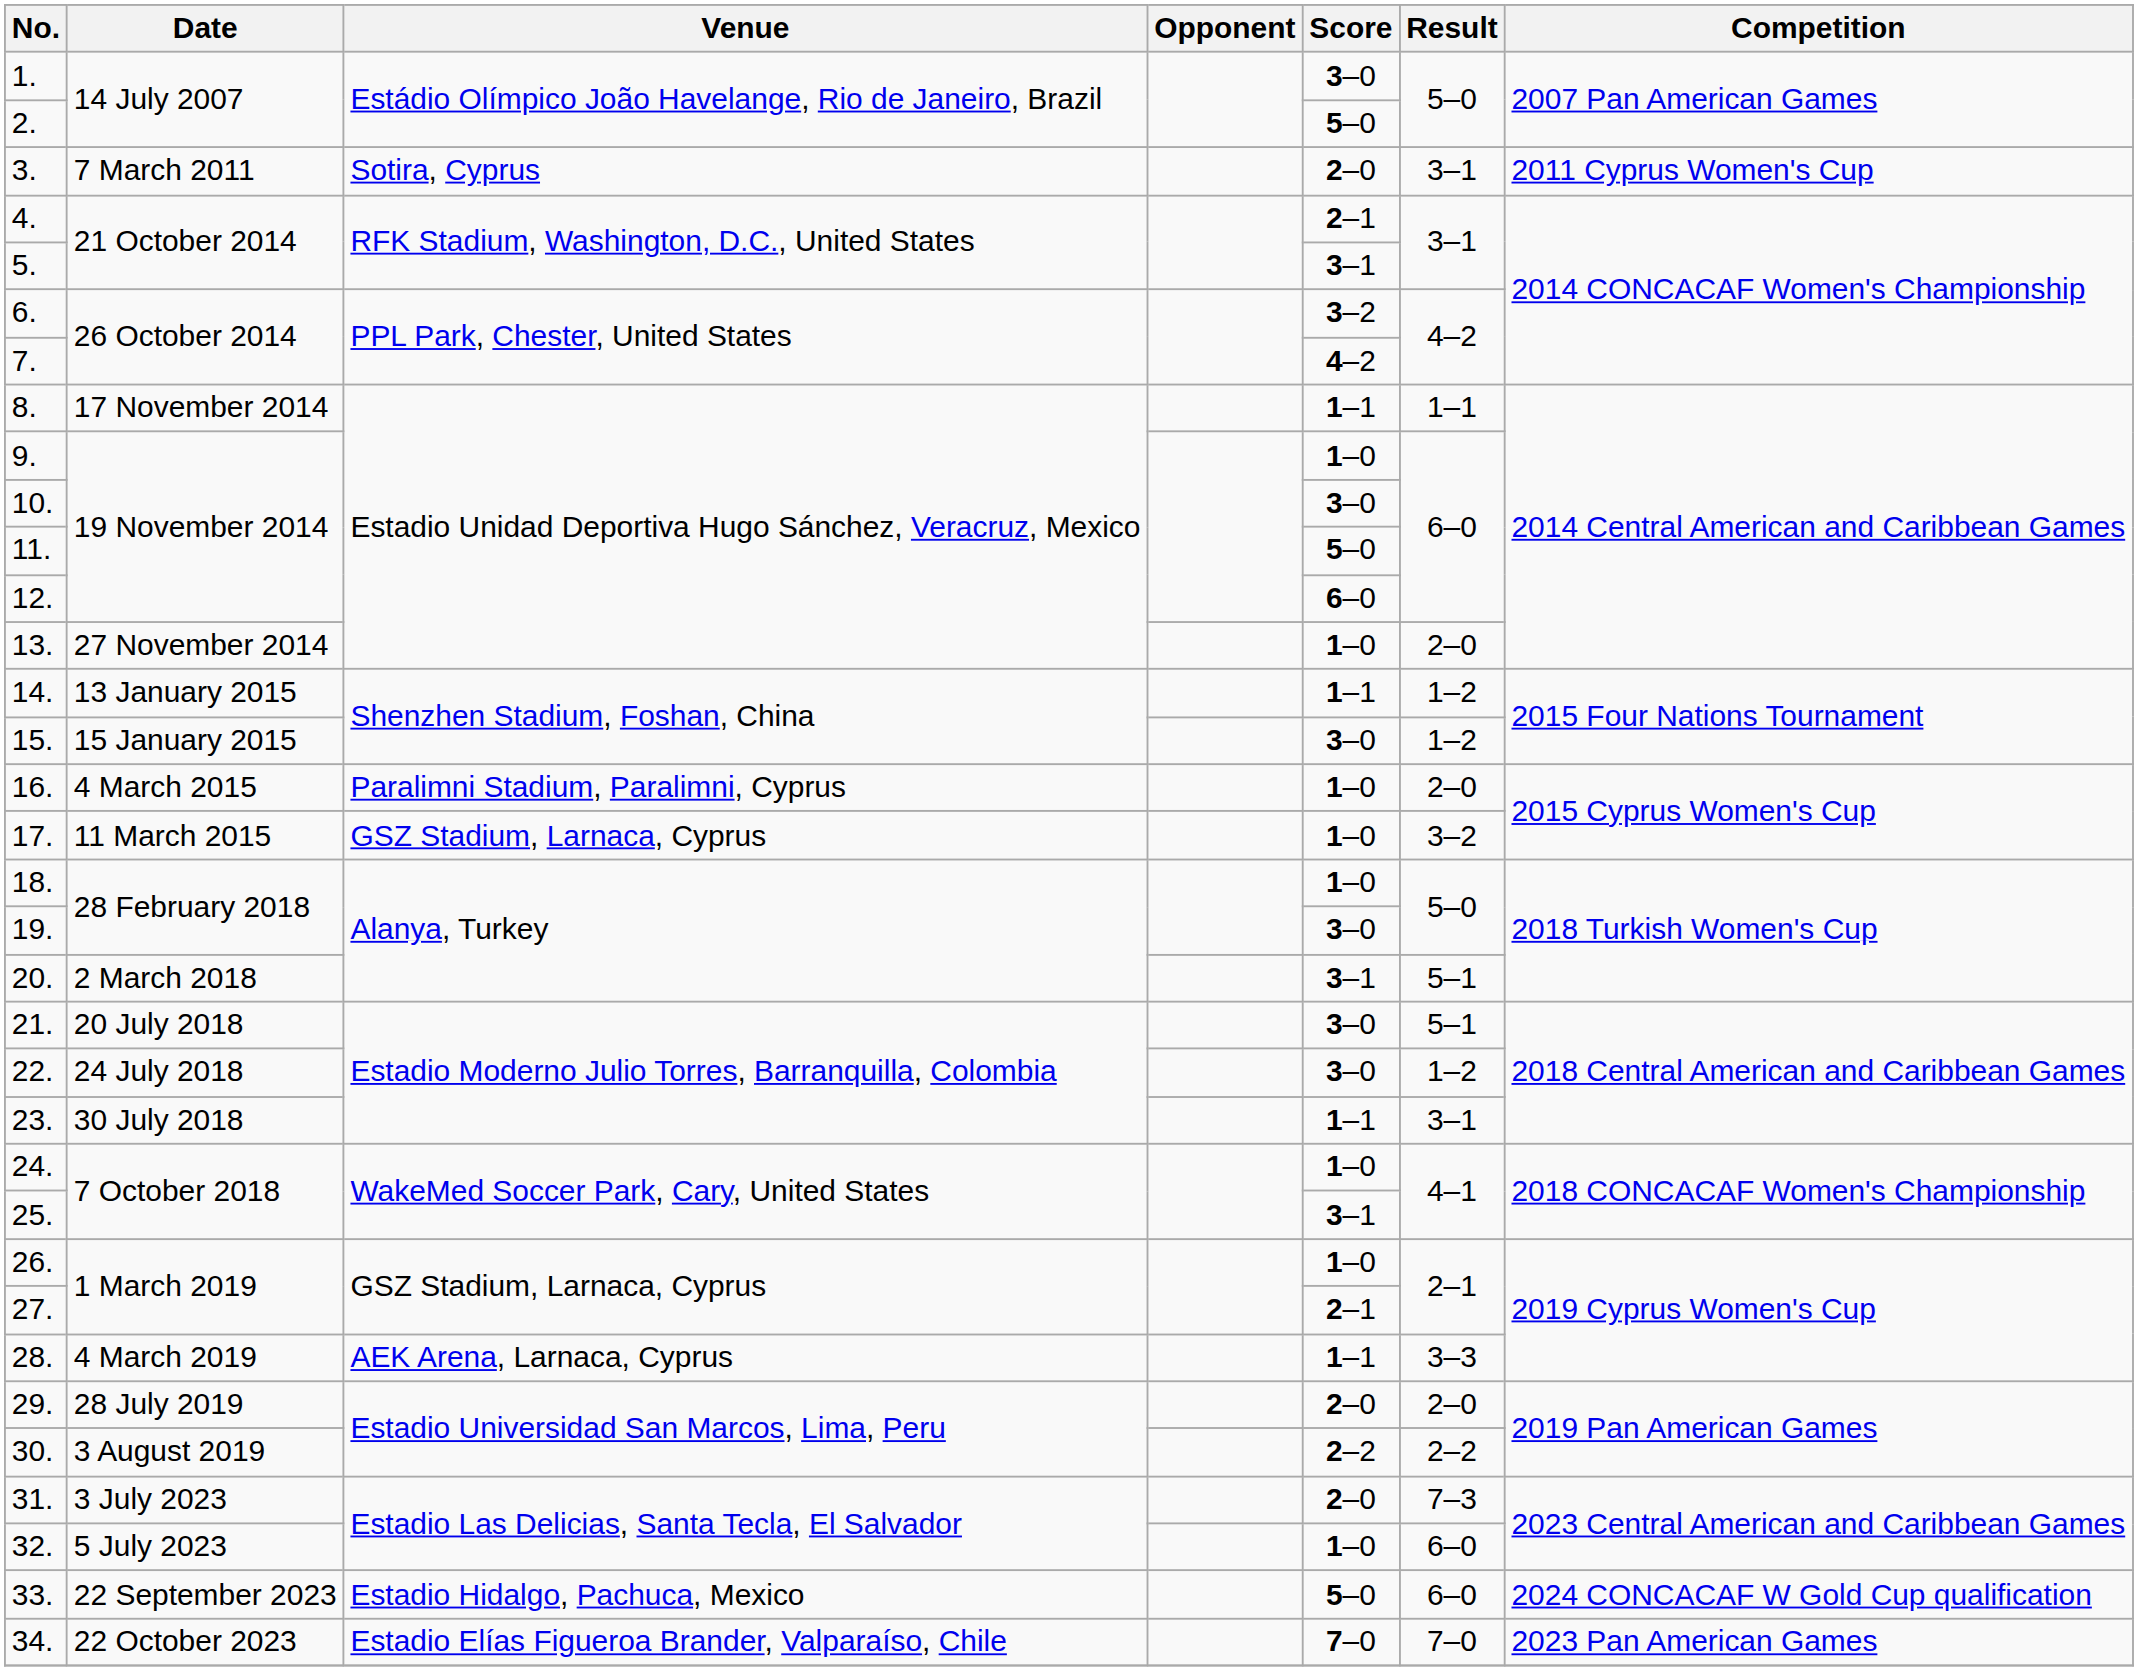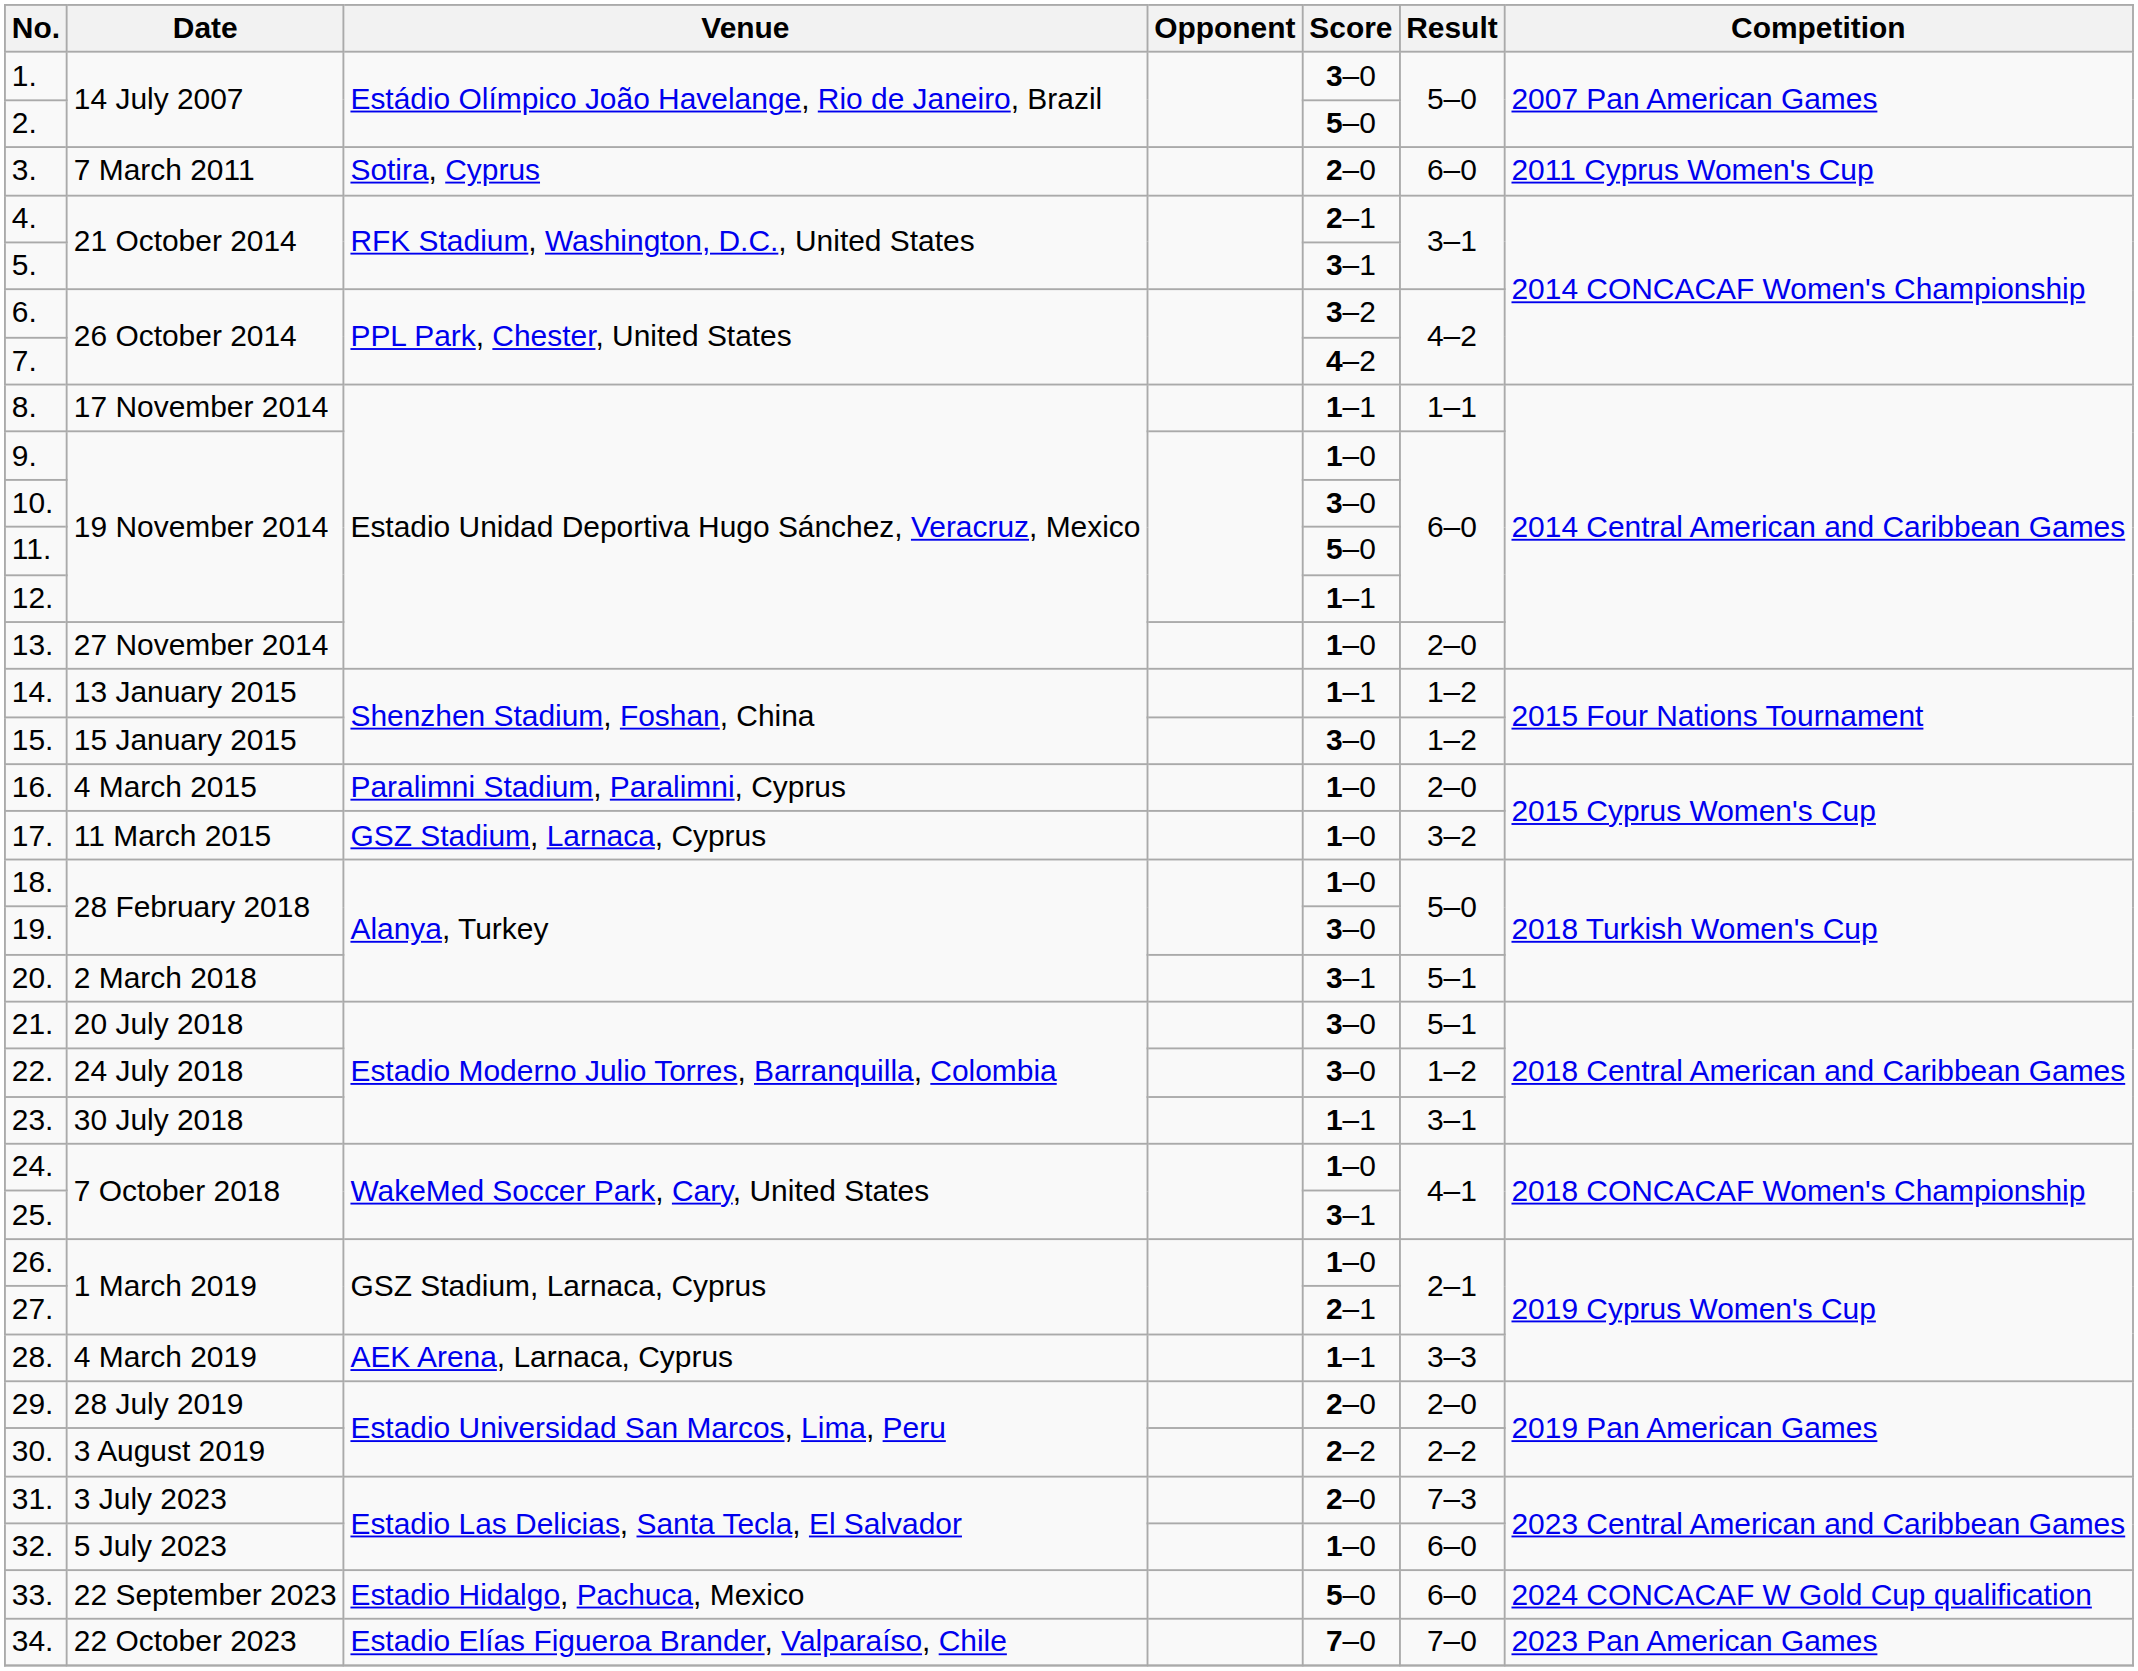(1452, 170) 3–1 -> (1452, 170) 6–0
(1351, 597) 6–0 -> (1351, 597) 1–1
